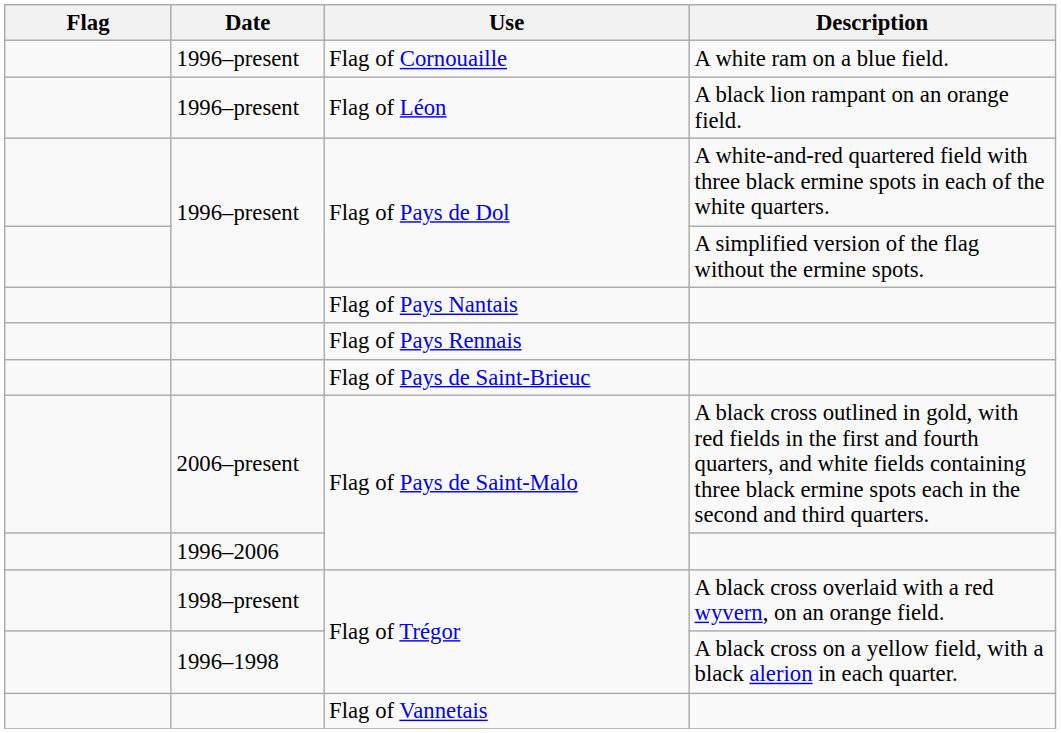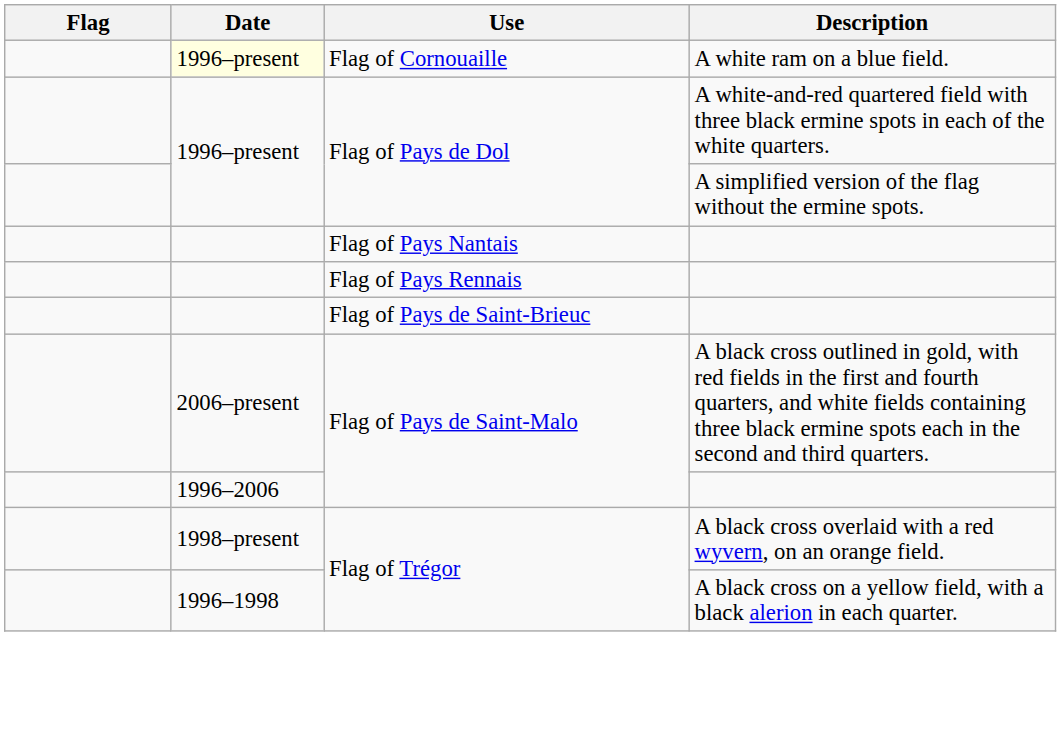(238, 58) no background -> (238, 58) lightyellow background
- row: (388, 107)
- row: (408, 710)
